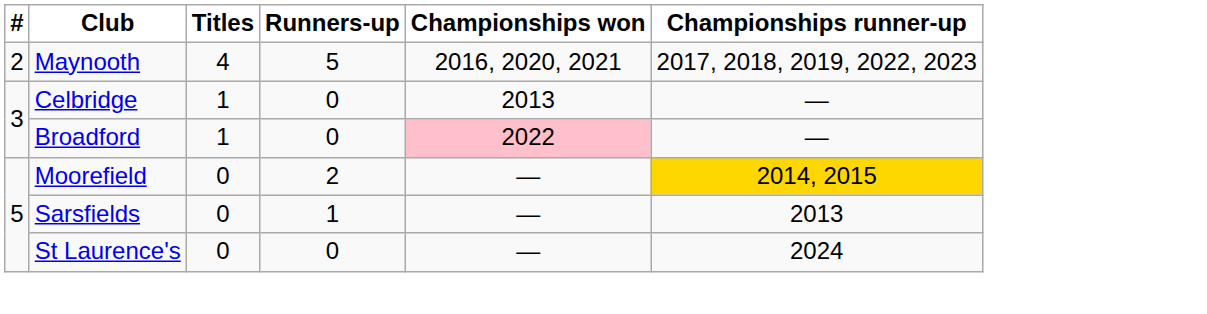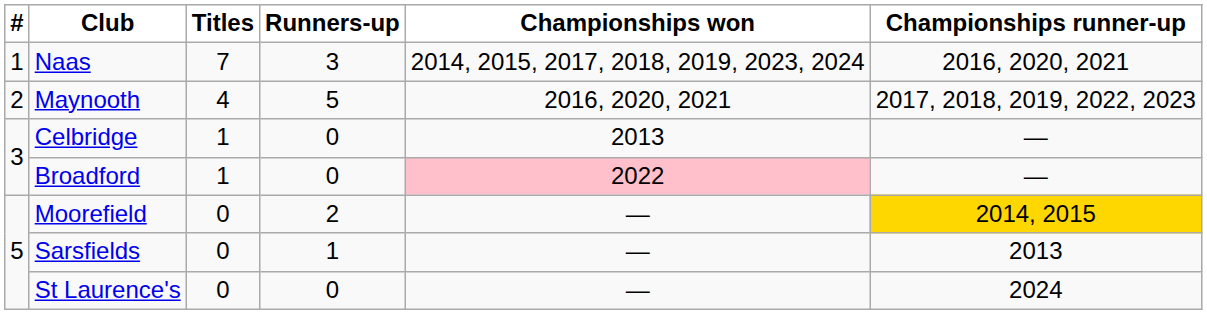+ row: (63, 61)
